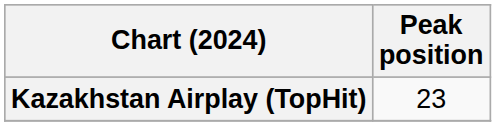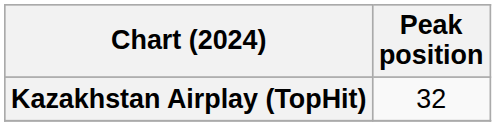(431, 98) 23 -> (431, 98) 32
